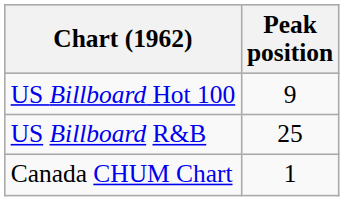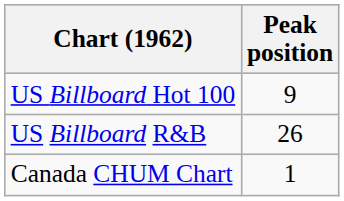(290, 133) 25 -> (290, 133) 26
